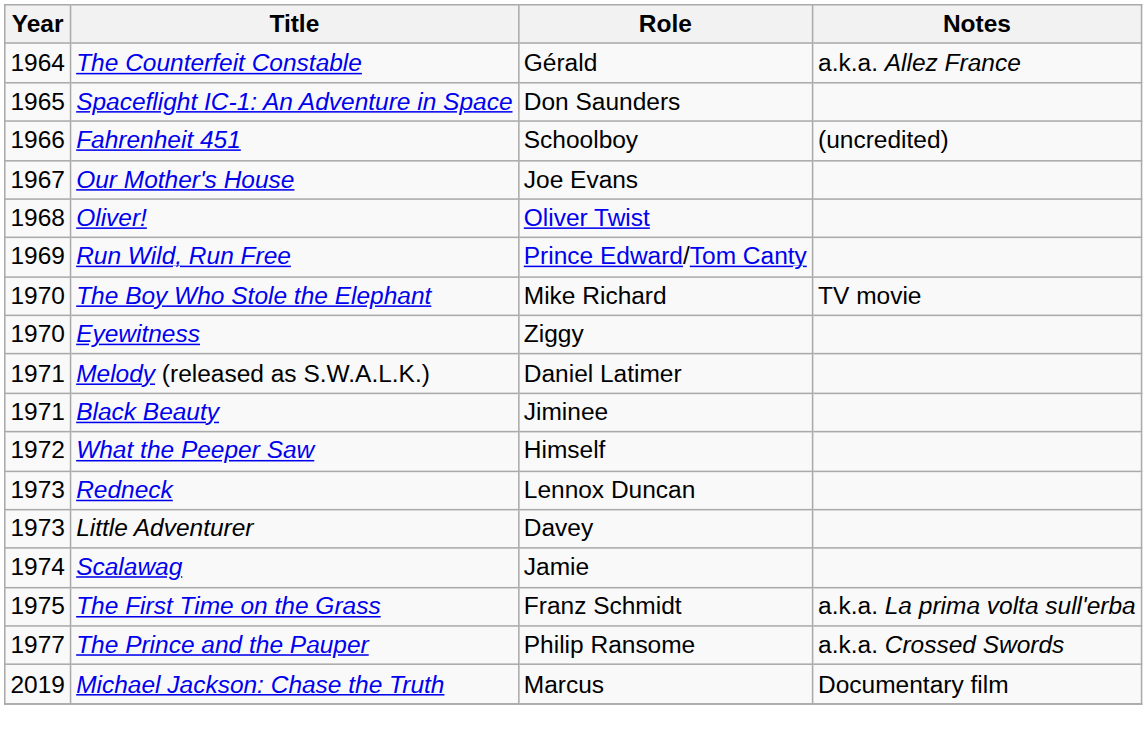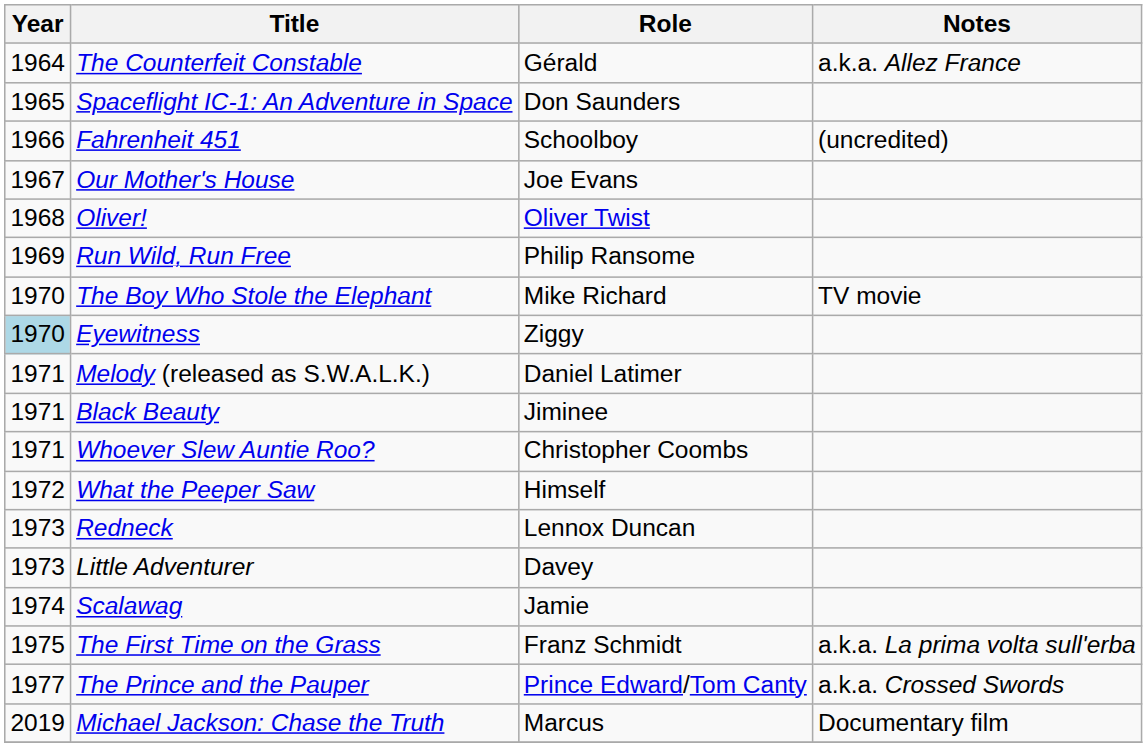(665, 256) Prince Edward/Tom Canty -> (610, 256) Philip Ransome
(38, 334) no background -> (38, 334) lightblue background
+ row: (225, 450)
(610, 645) Philip Ransome -> (665, 683) Prince Edward/Tom Canty
